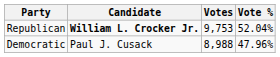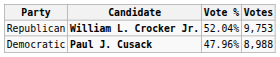columns swapped: (255, 12) <-> (219, 12)
(111, 44) normal -> (111, 44) bold
